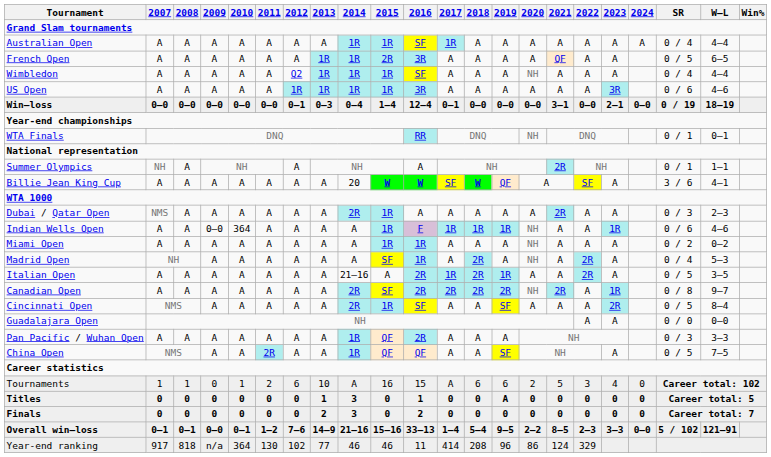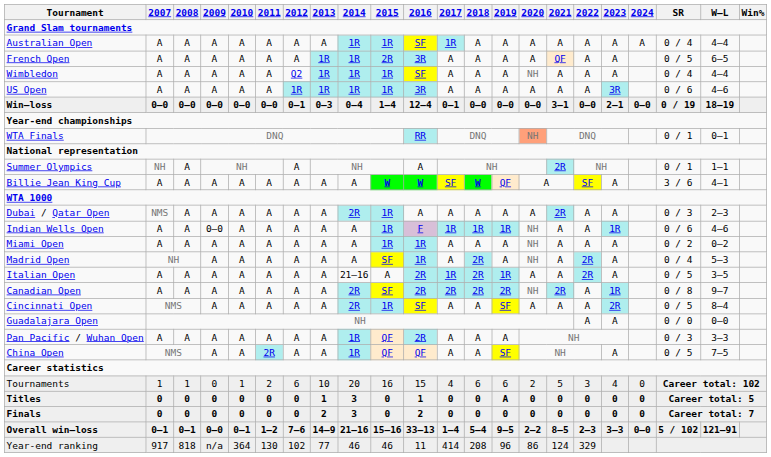(533, 136) no background -> (533, 136) lightsalmon background
(354, 182) 20 -> (354, 182) A
(242, 229) 364 -> (242, 229) A
(354, 383) A -> (354, 383) 20
(451, 383) A -> (451, 383) 4
